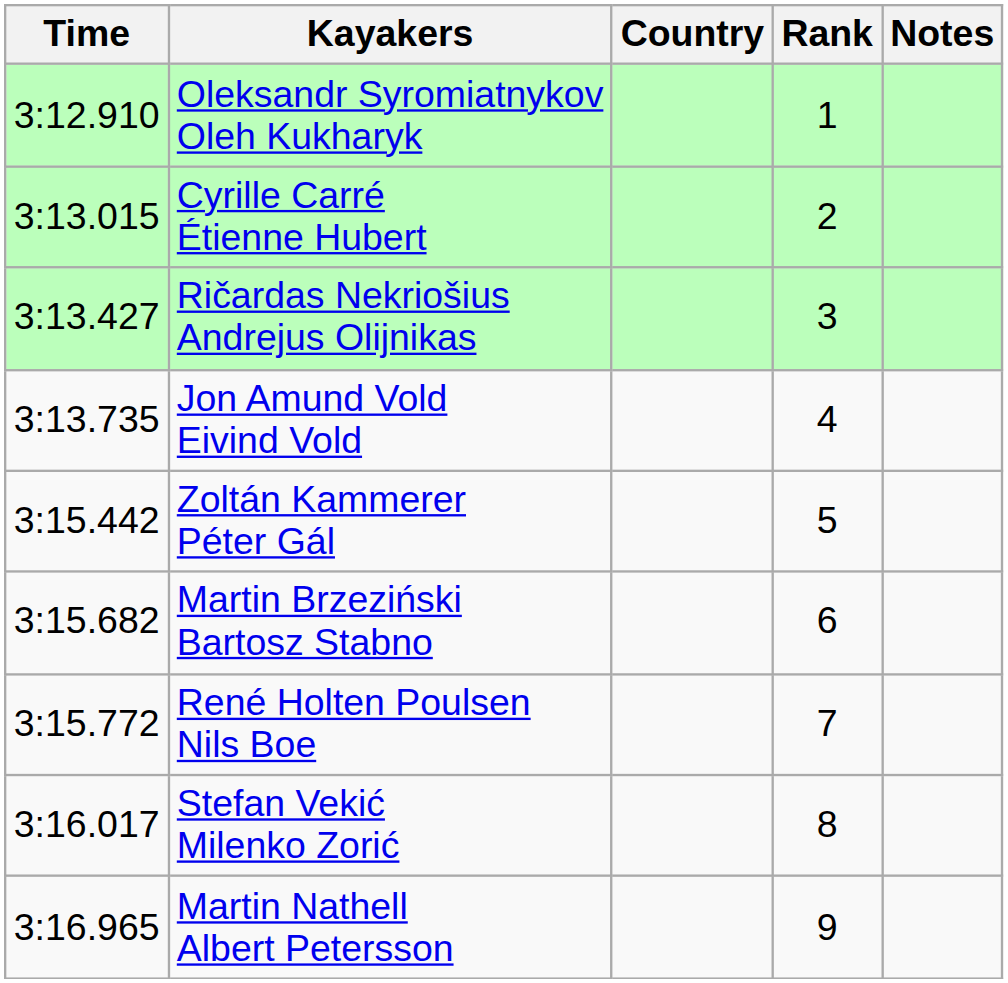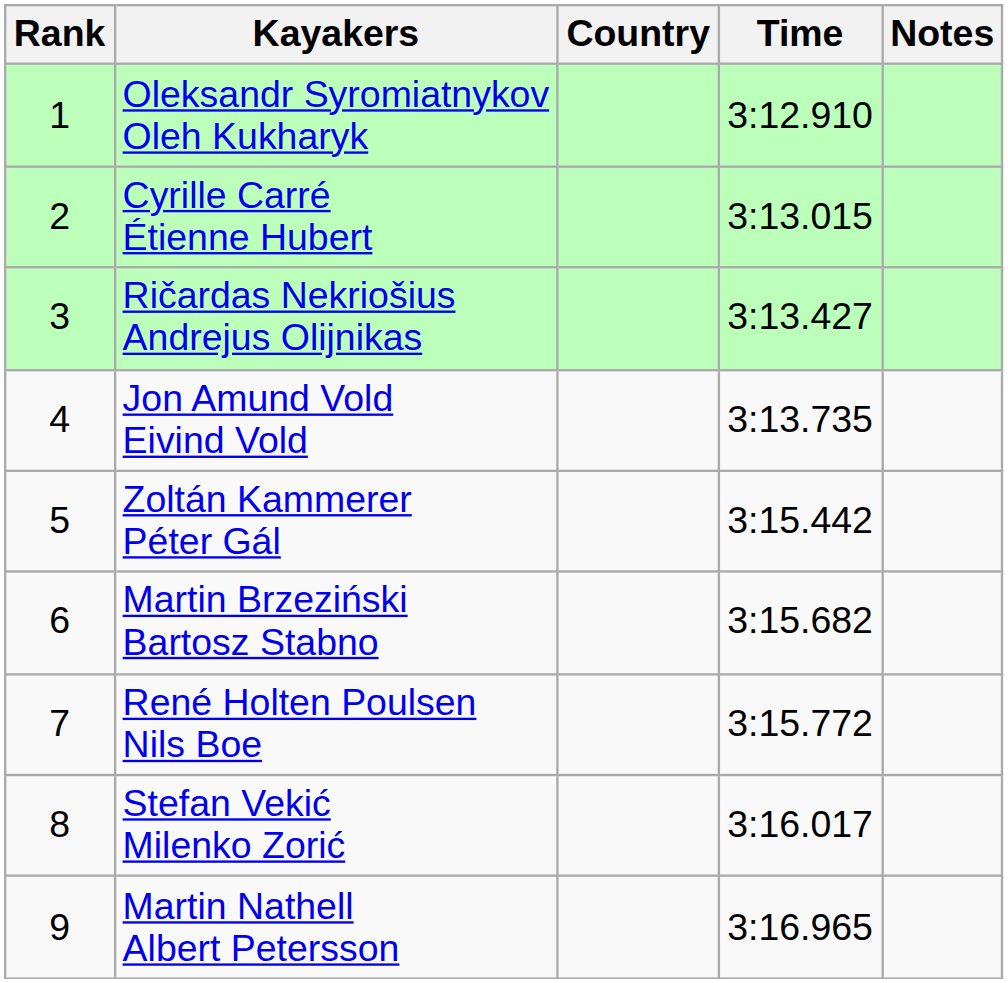columns swapped: (827, 34) <-> (87, 34)
